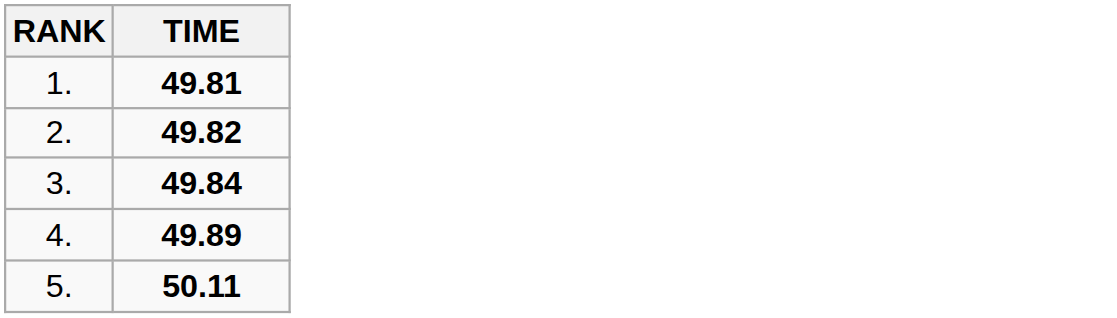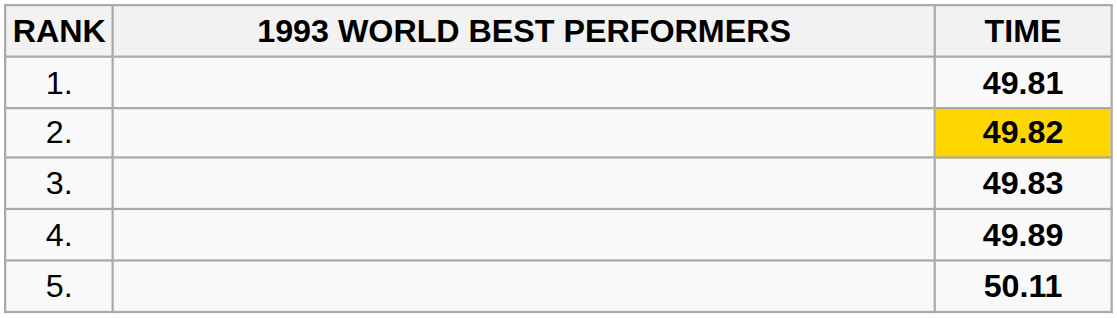+ column: (524, 31)
(202, 133) no background -> (1023, 133) gold background
(202, 184) 49.84 -> (1023, 184) 49.83
